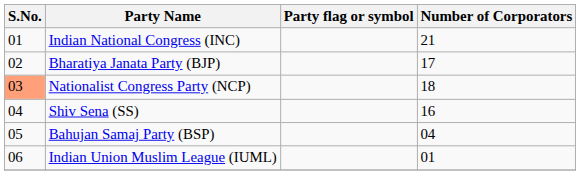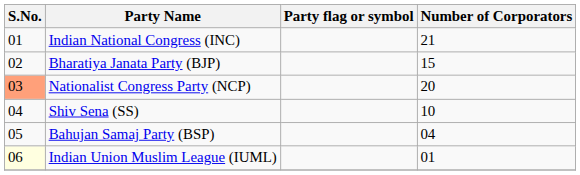(428, 63) 17 -> (428, 63) 15
(428, 87) 18 -> (428, 87) 20
(428, 110) 16 -> (428, 110) 10
(15, 157) no background -> (15, 157) lightyellow background
